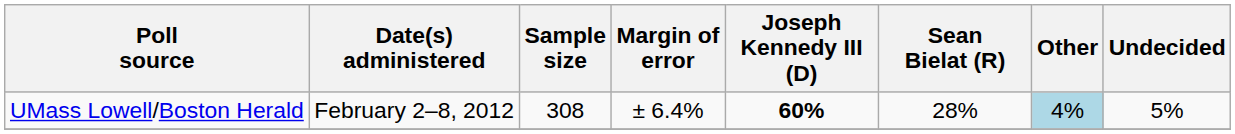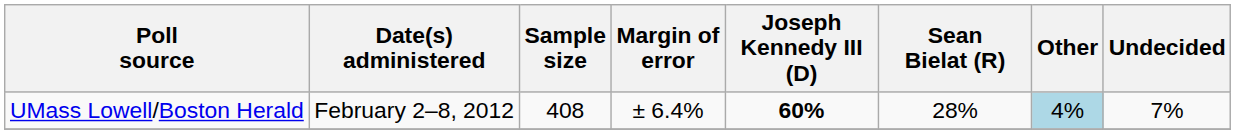(565, 110) 308 -> (565, 110) 408
(1167, 110) 5% -> (1167, 110) 7%
